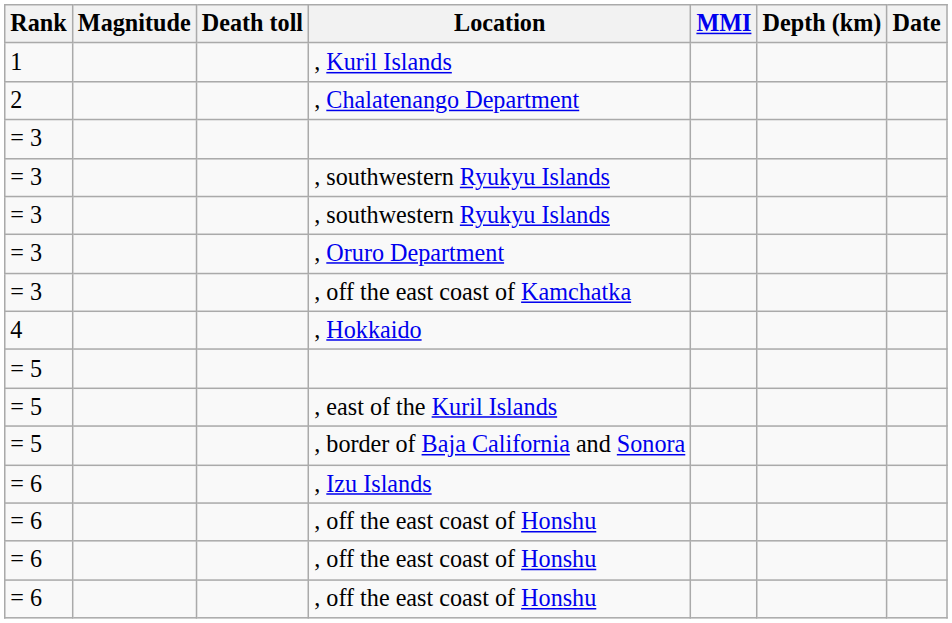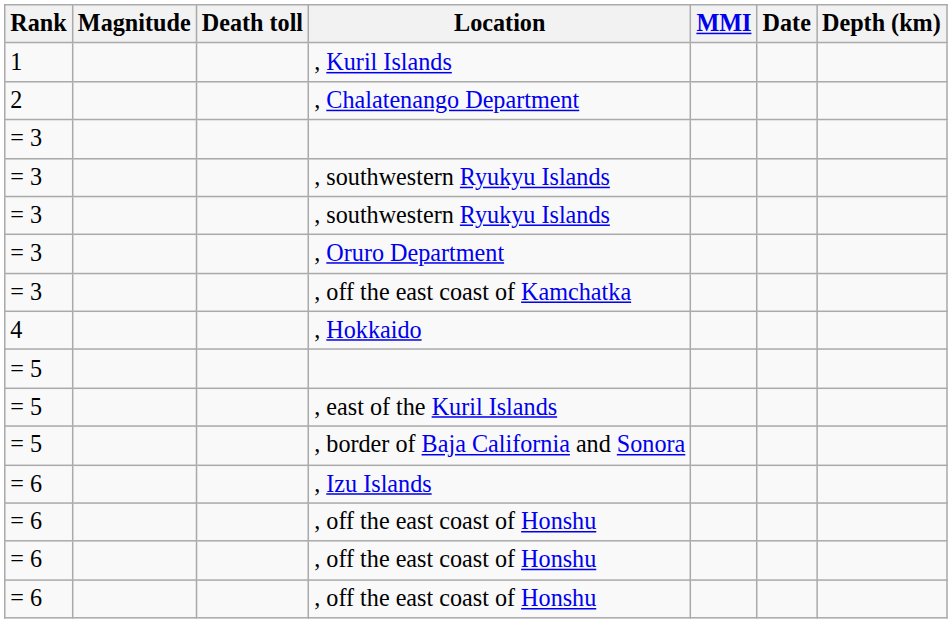columns swapped: (822, 23) <-> (917, 23)
